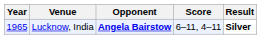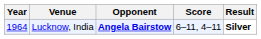(17, 27) 1965 -> (17, 27) 1964
